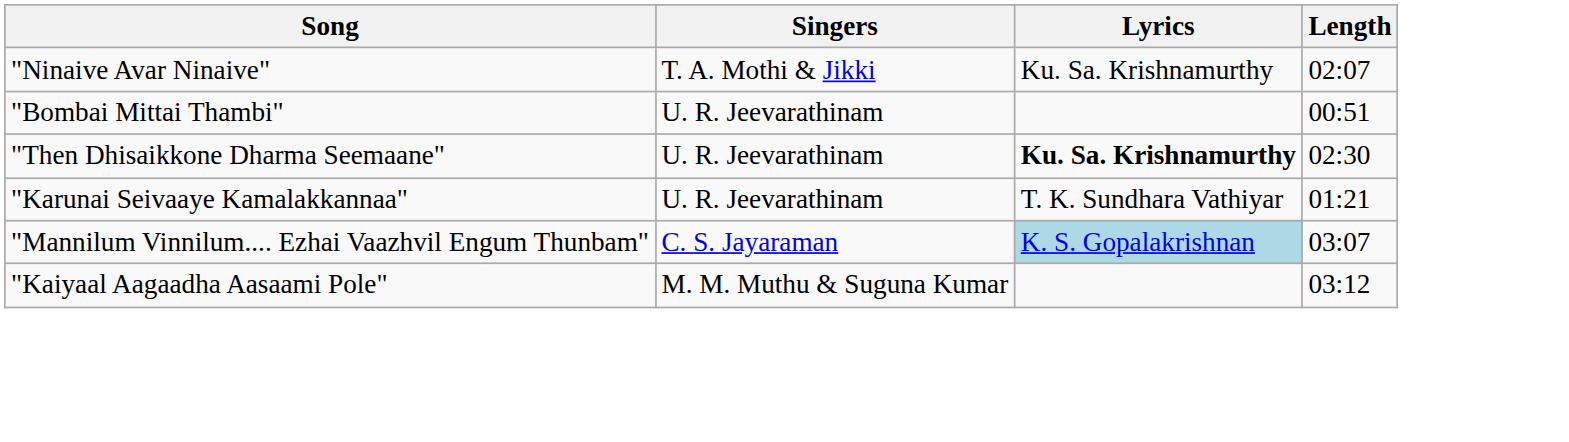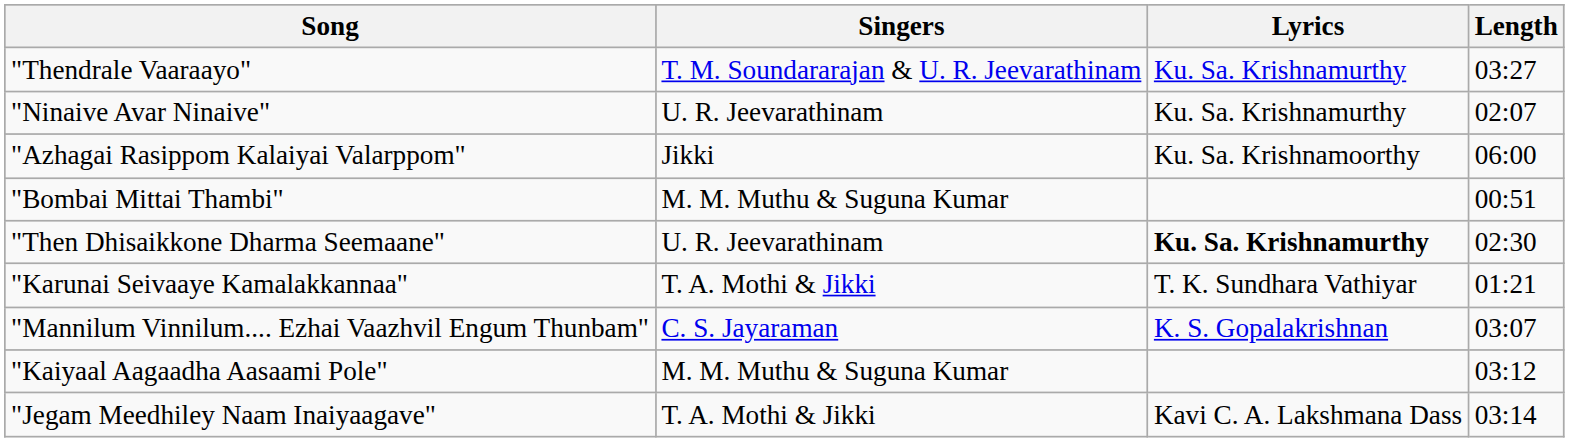+ row: (131, 69)
(769, 69) T. A. Mothi & Jikki -> (772, 112) U. R. Jeevarathinam
+ row: (238, 155)
(772, 112) U. R. Jeevarathinam -> (835, 198) M. M. Muthu & Suguna Kumar
(772, 198) U. R. Jeevarathinam -> (769, 284) T. A. Mothi & Jikki
(1138, 241) lightblue background -> (1271, 328) no background
+ row: (223, 414)
